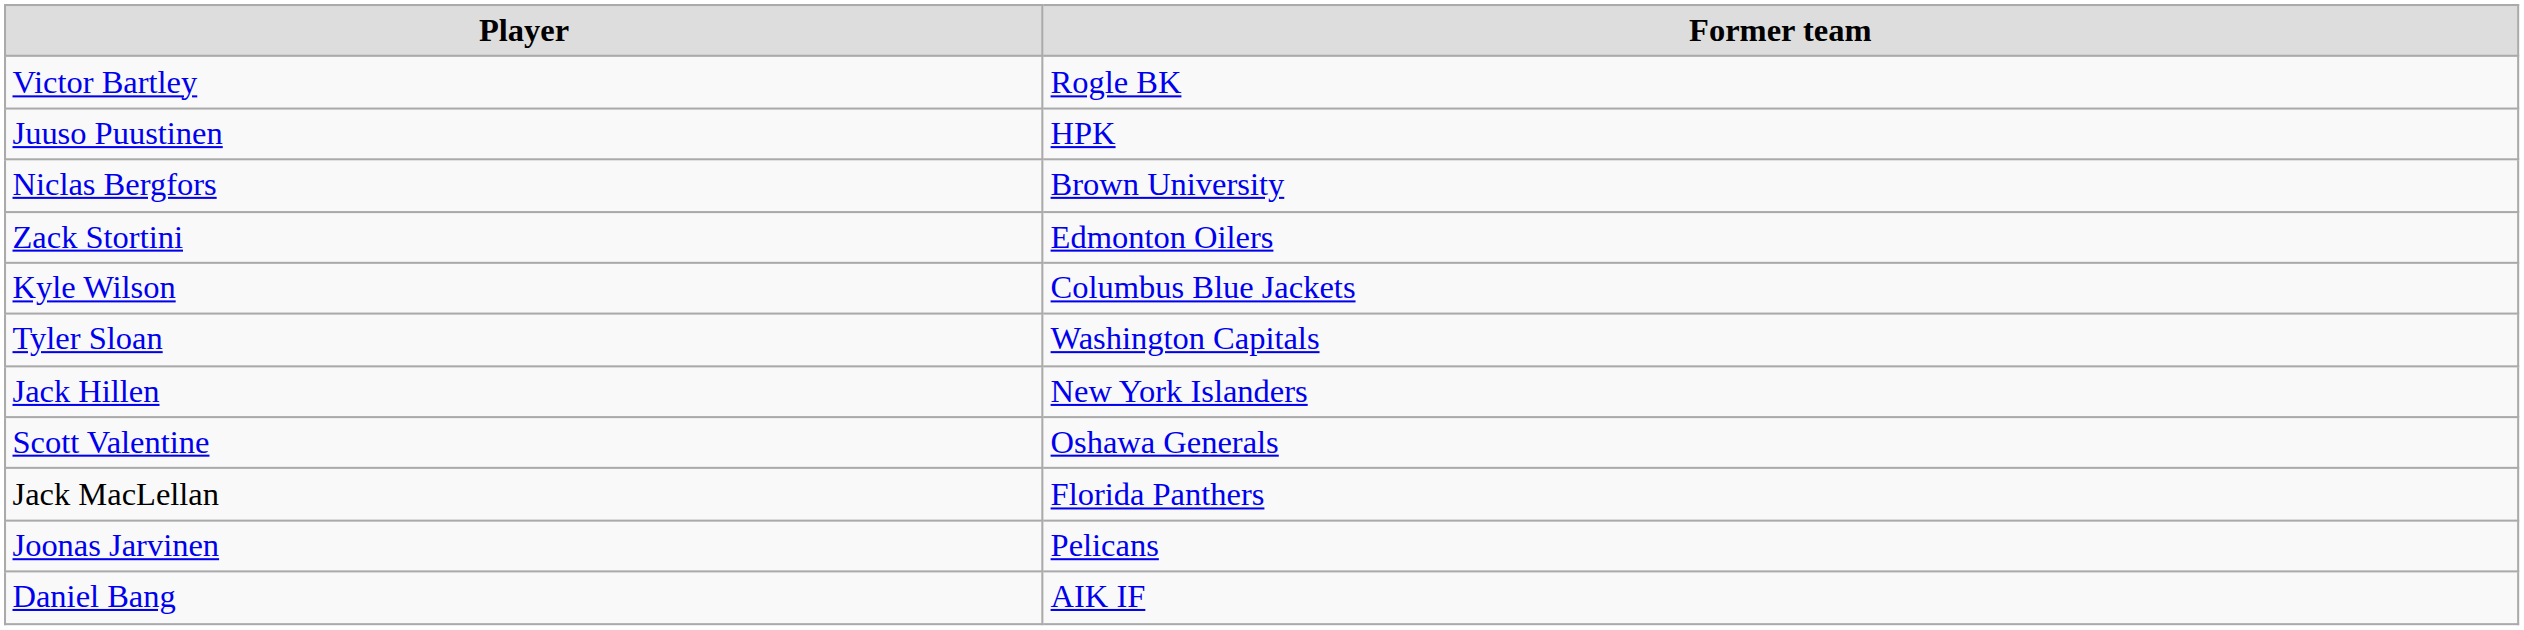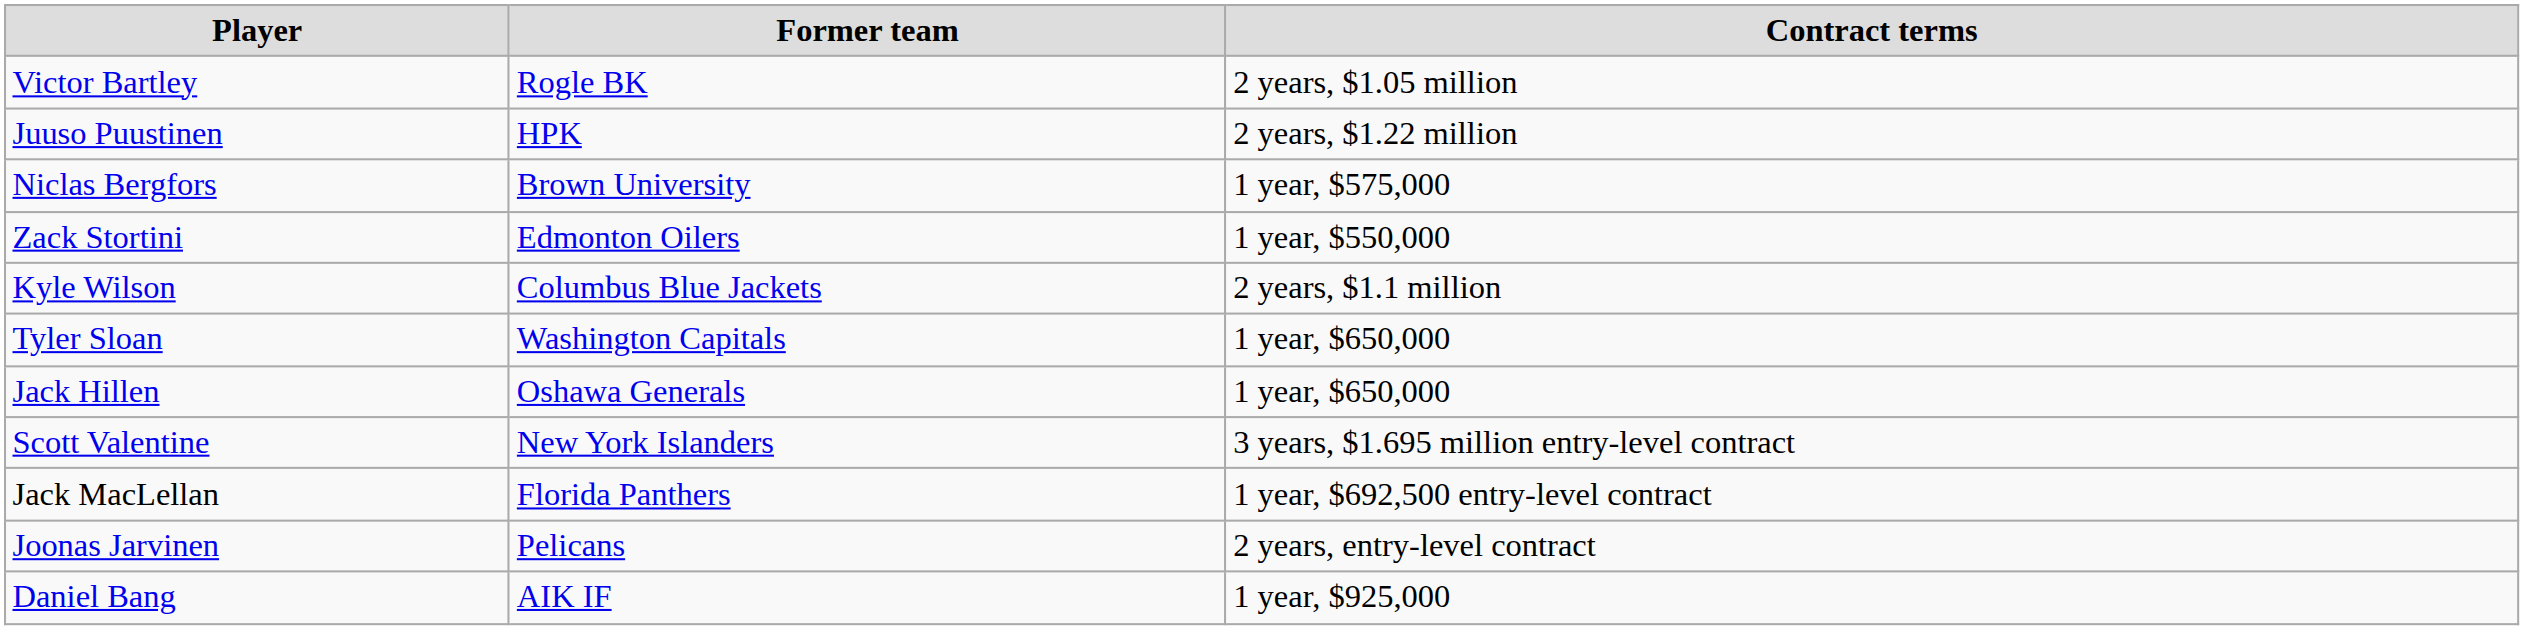+ column: (1872, 30)
(1179, 390) New York Islanders -> (631, 390) Oshawa Generals
(1165, 442) Oshawa Generals -> (645, 442) New York Islanders
